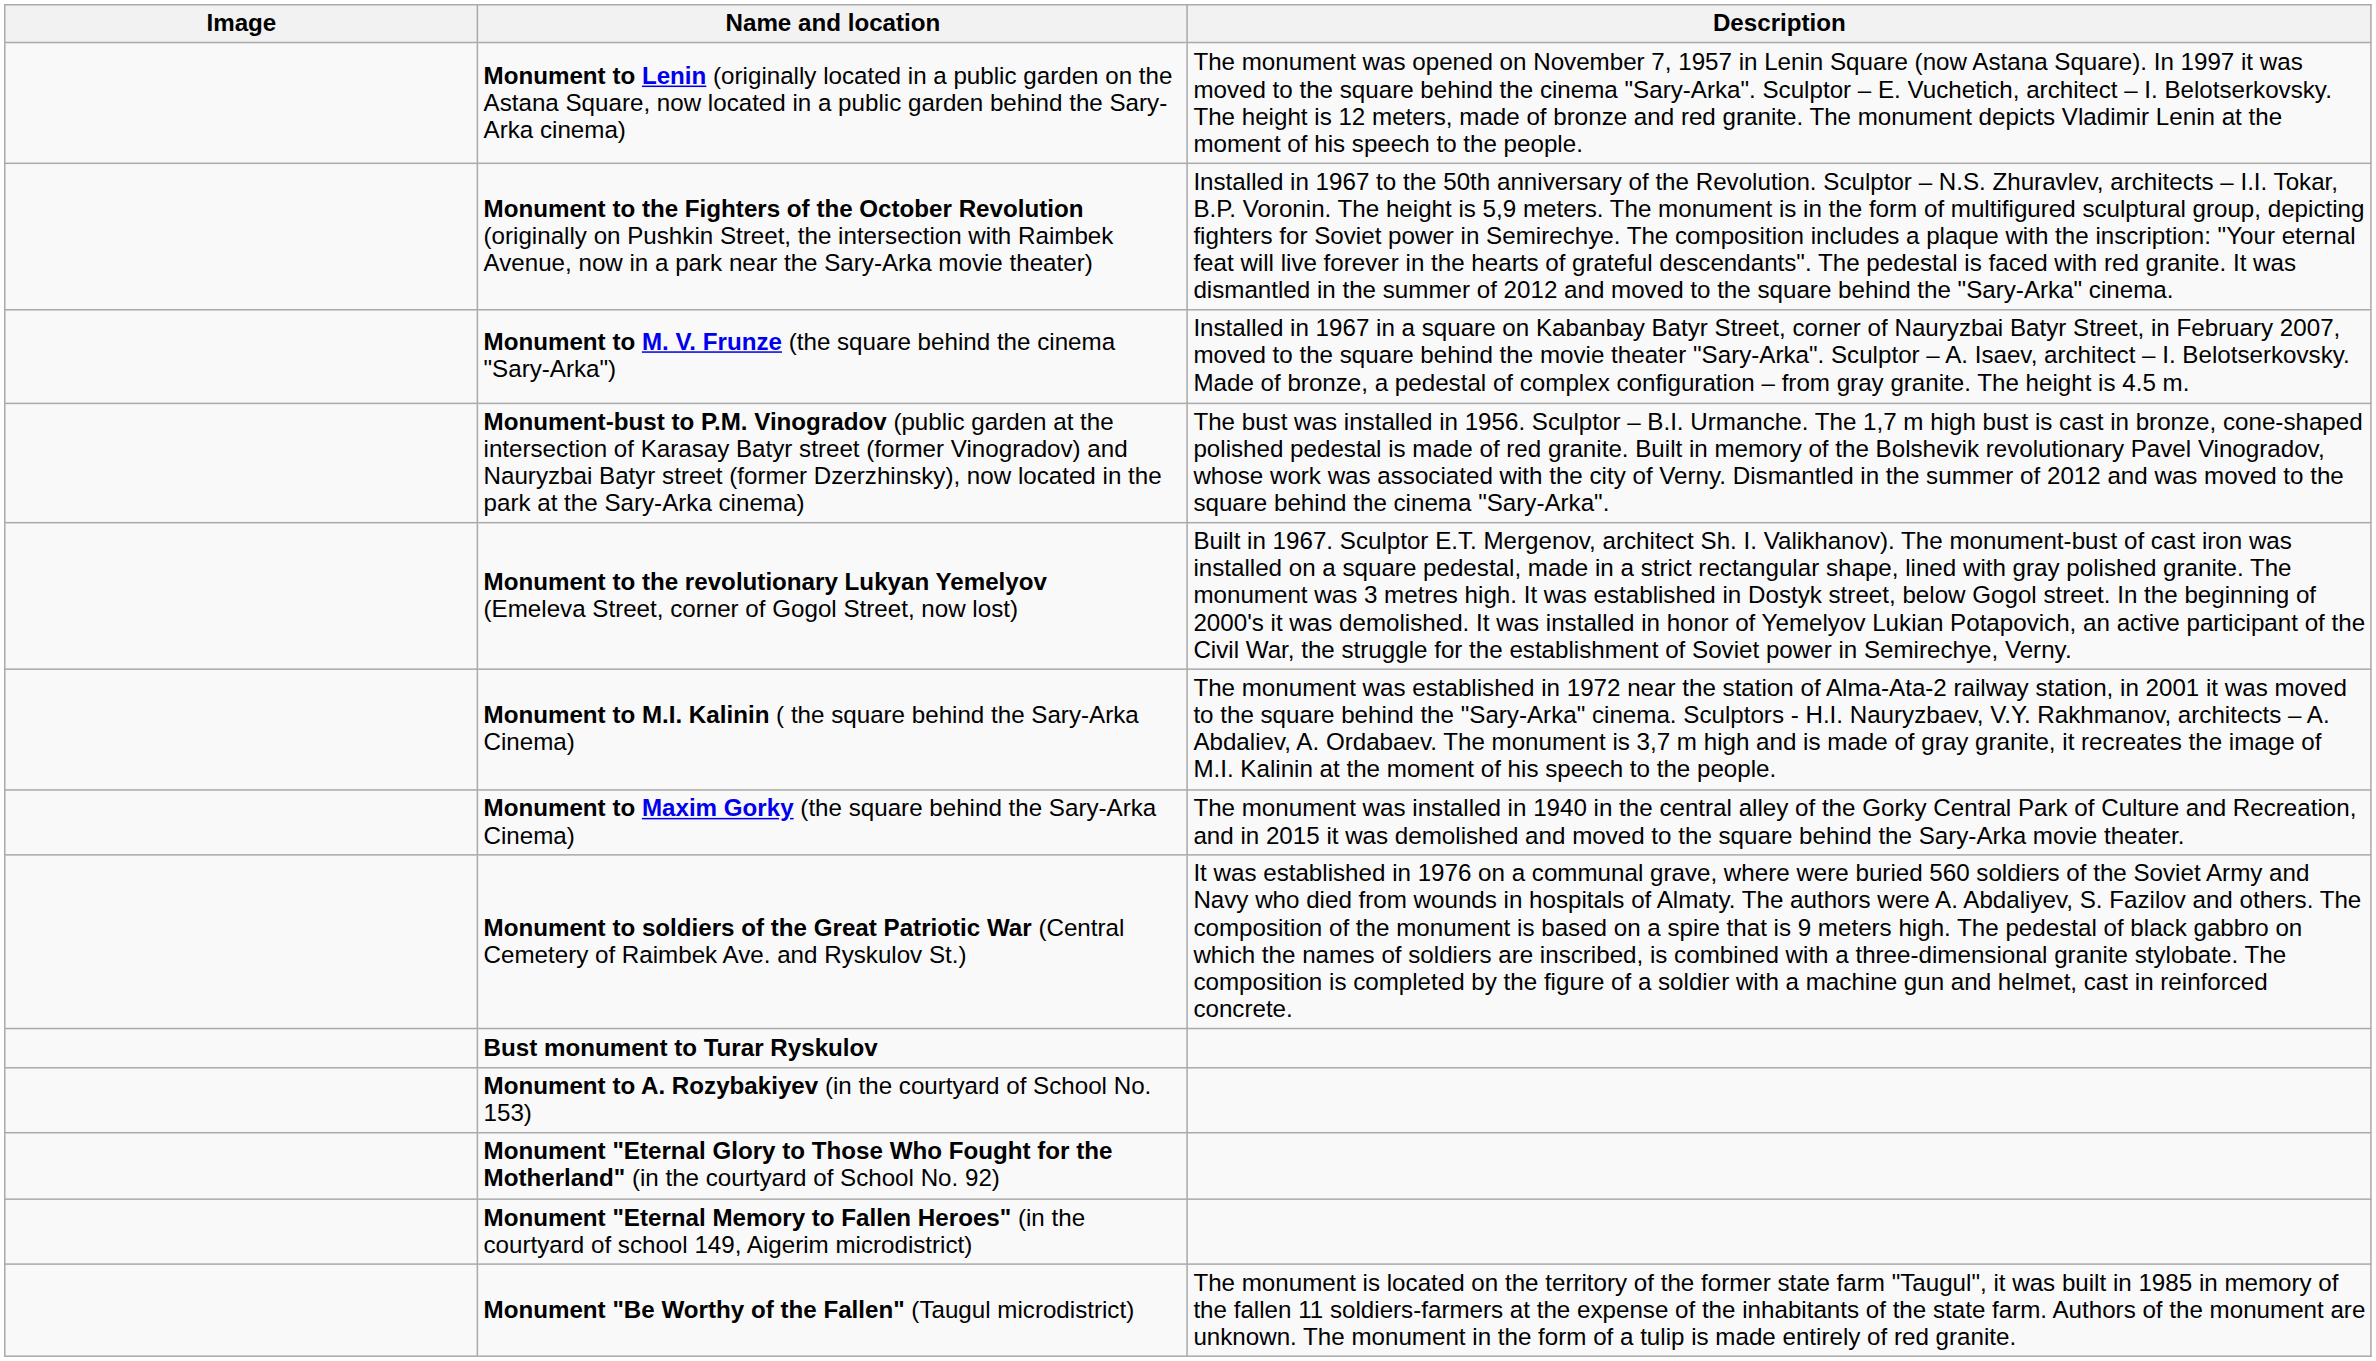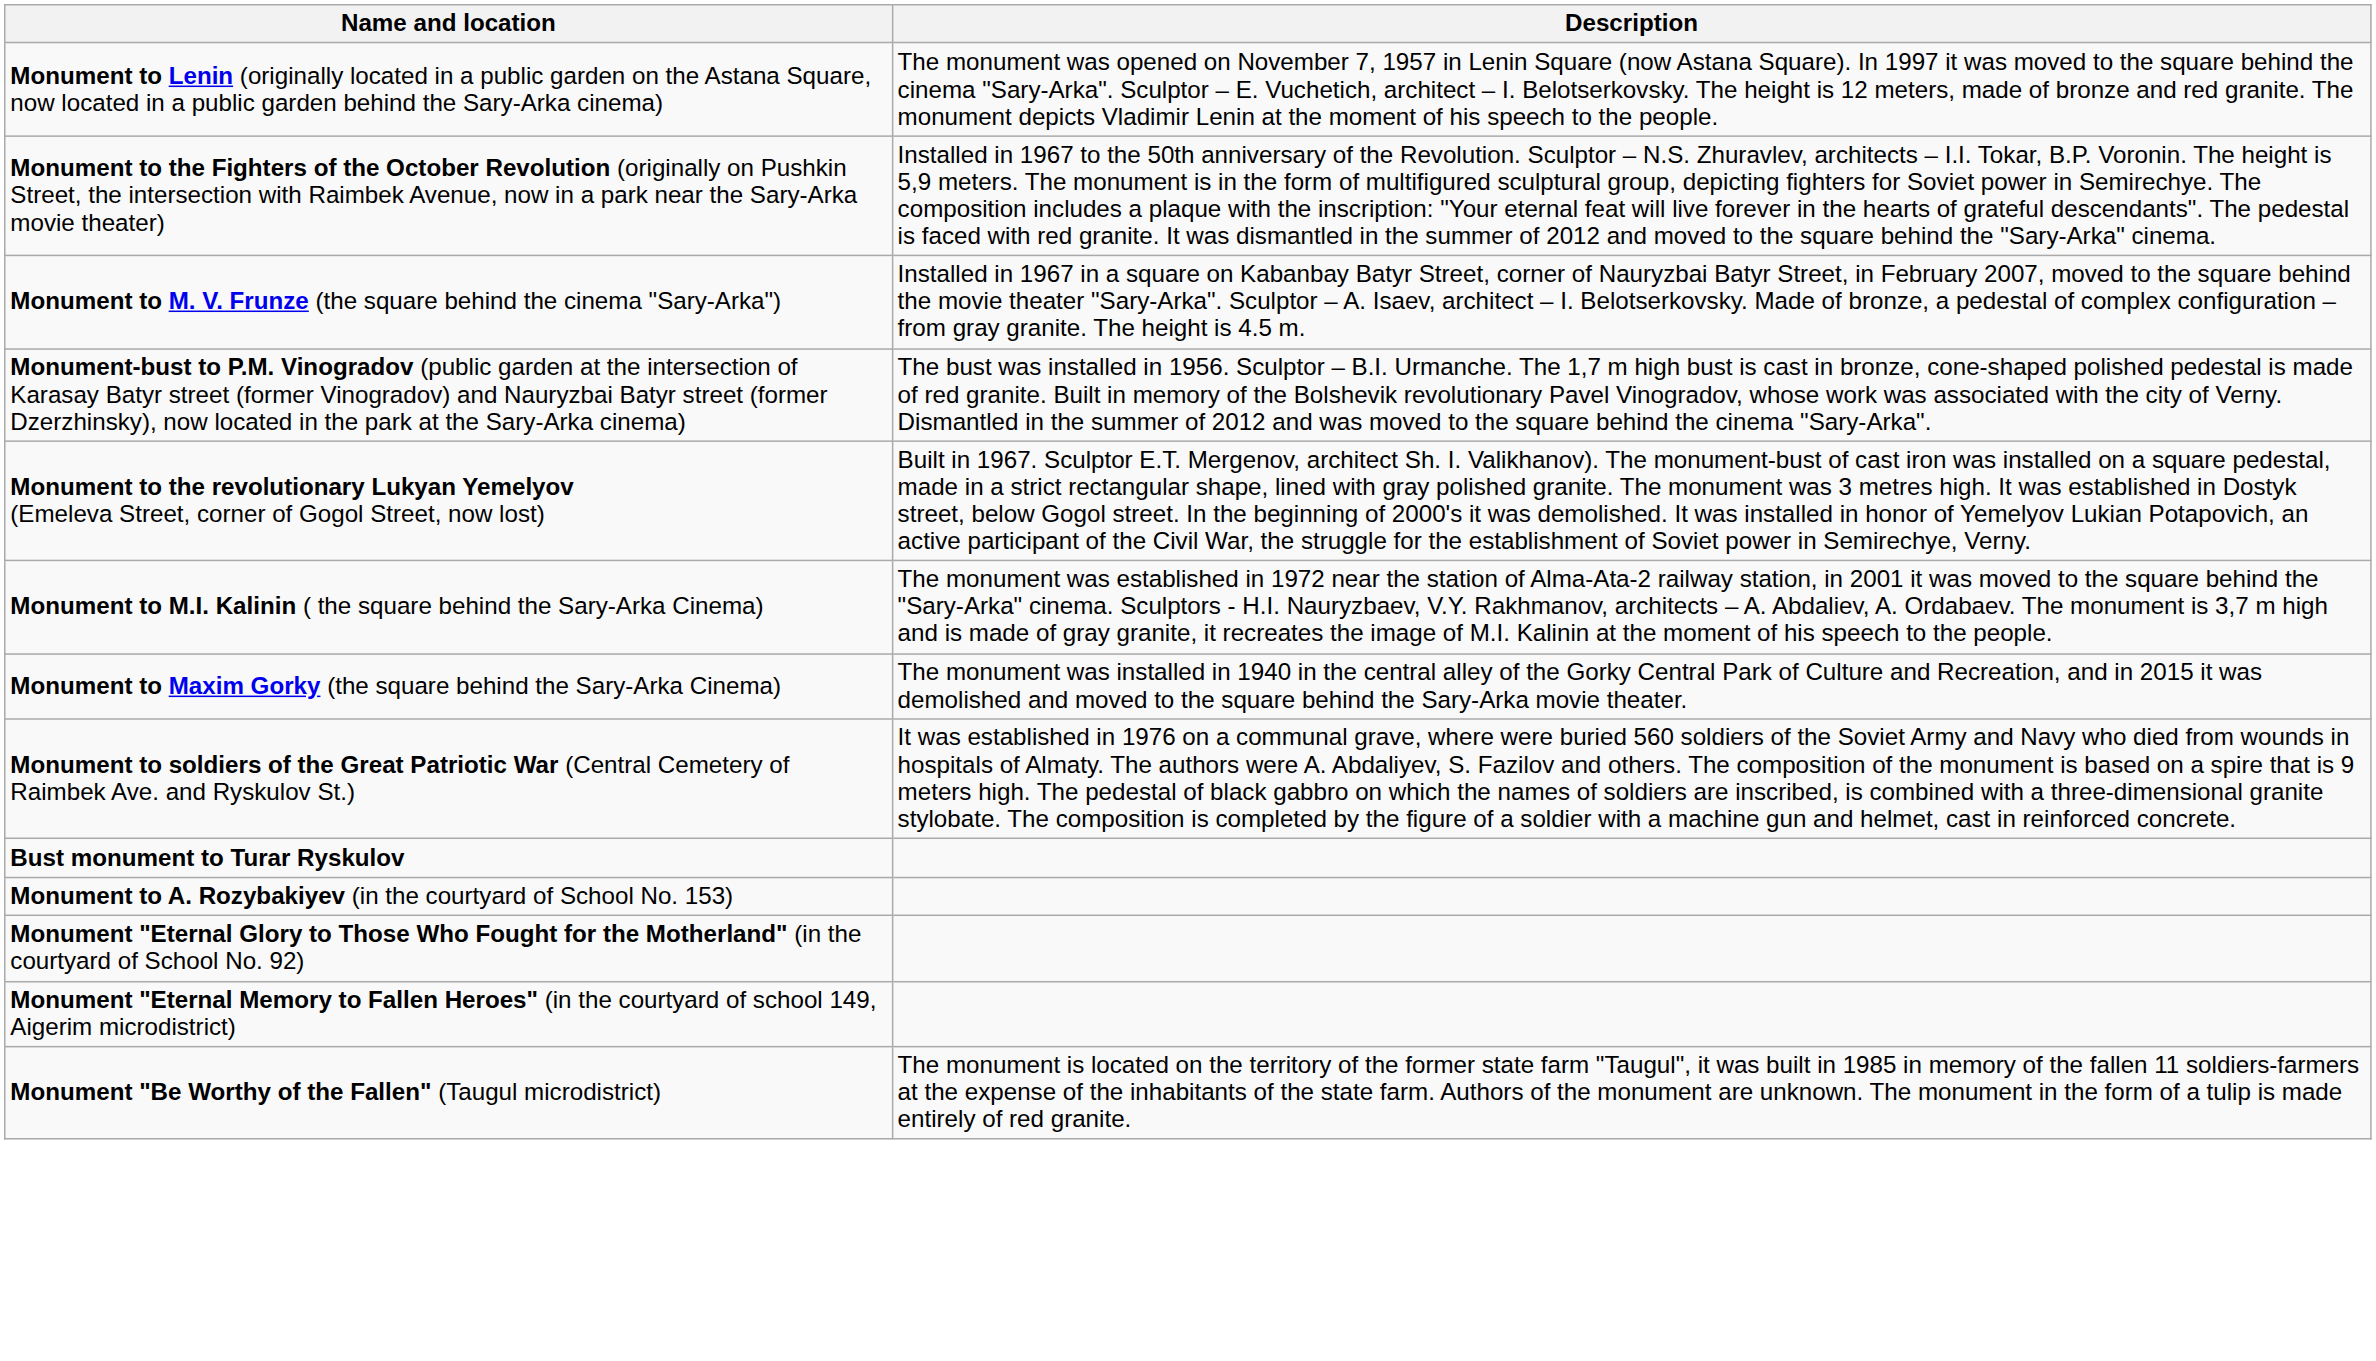- column: (241, 23)
